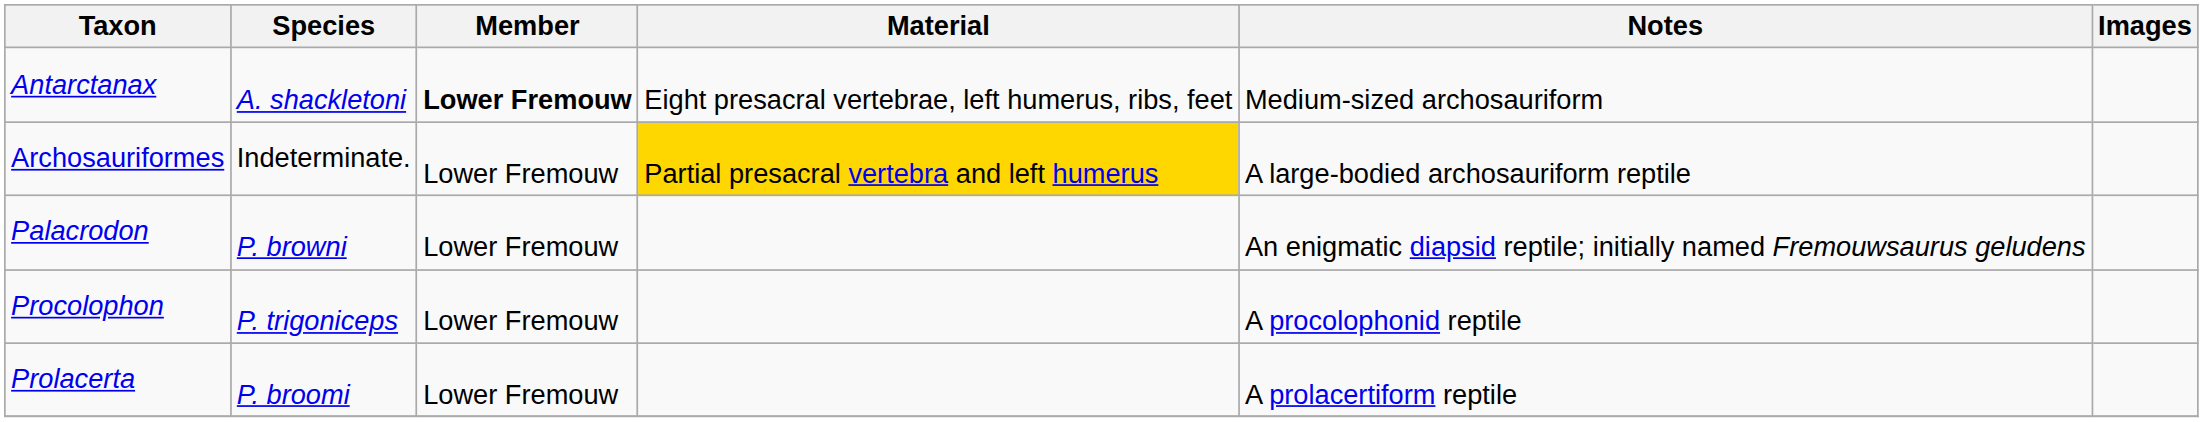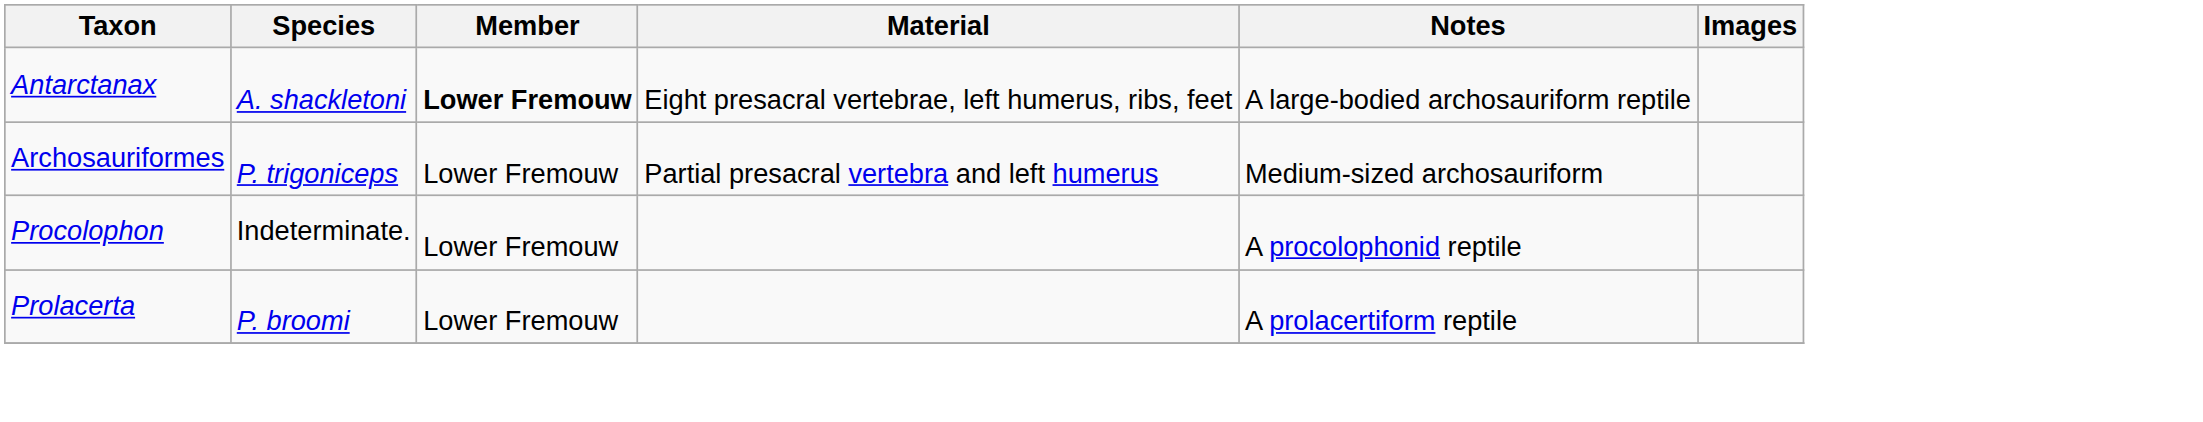(1424, 99) Medium-sized archosauriform -> (1468, 99) A large-bodied archosauriform reptile
(324, 158) Indeterminate. -> (317, 173) P. trigoniceps
(901, 173) gold background -> (901, 173) no background
(1468, 173) A large-bodied archosauriform reptile -> (1424, 173) Medium-sized archosauriform
- row: (80, 231)
(317, 321) P. trigoniceps -> (324, 231) Indeterminate.
